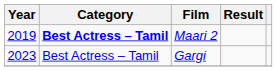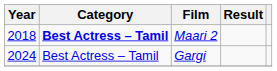(22, 35) 2019 -> (22, 35) 2018
(22, 55) 2023 -> (22, 55) 2024
